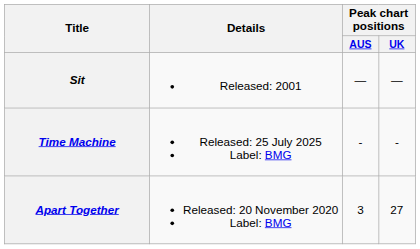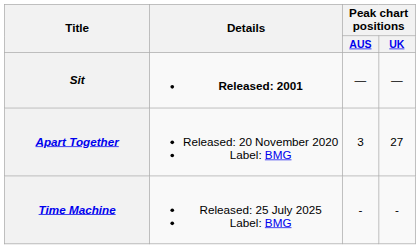(246, 87) normal -> (246, 87) bold
rows swapped: (77, 210) <-> (77, 141)
